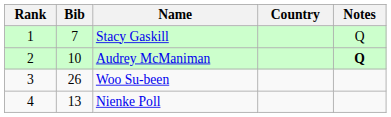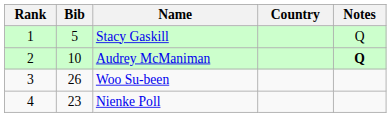(75, 36) 7 -> (75, 36) 5
(75, 101) 13 -> (75, 101) 23
